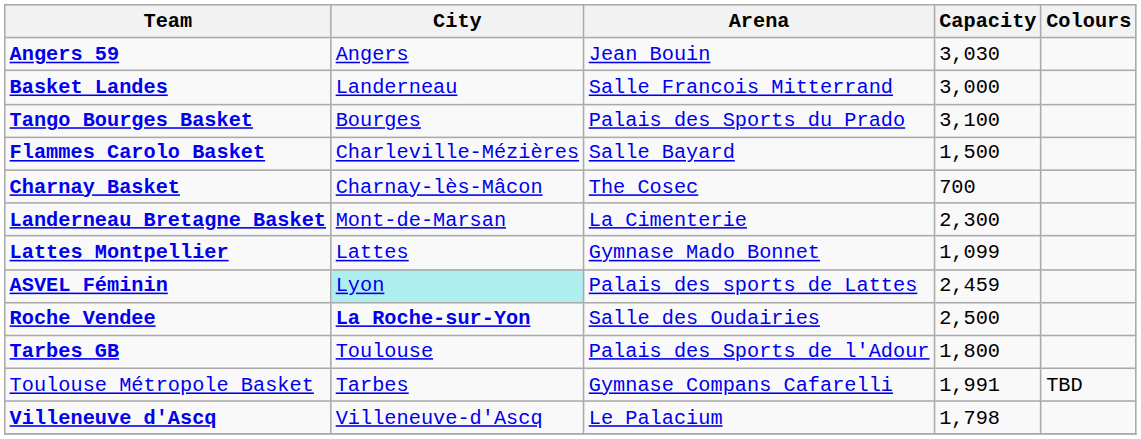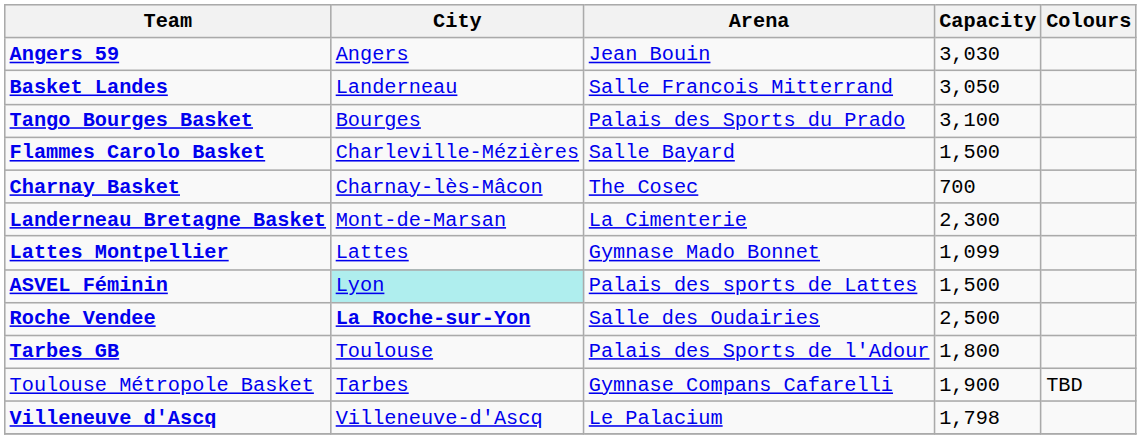(970, 87) 3,000 -> (970, 87) 3,050
(970, 286) 2,459 -> (970, 286) 1,500
(970, 385) 1,991 -> (970, 385) 1,900
